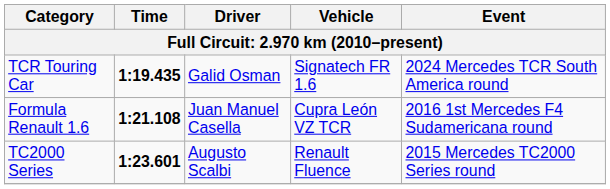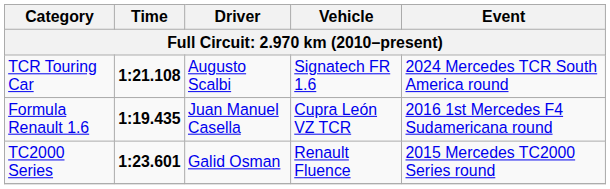(149, 76) 1:19.435 -> (149, 76) 1:21.108
(234, 76) Galid Osman -> (217, 76) Augusto Scalbi
(149, 119) 1:21.108 -> (149, 119) 1:19.435
(217, 162) Augusto Scalbi -> (234, 162) Galid Osman
